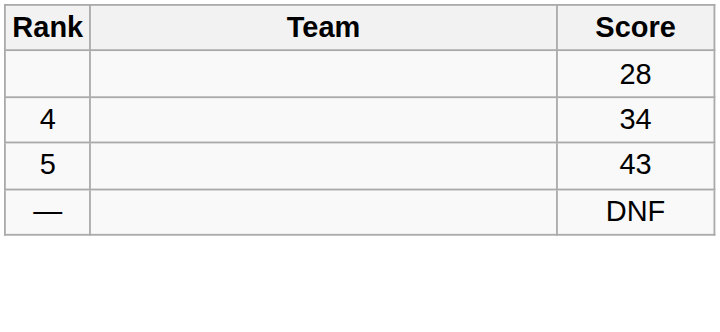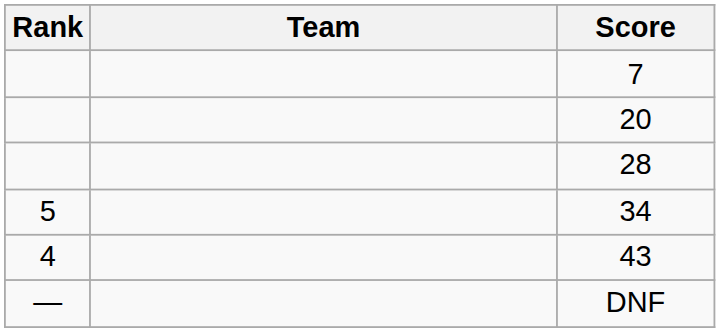+ row: (636, 73)
+ row: (636, 119)
(48, 119) 4 -> (48, 211) 5
(48, 165) 5 -> (48, 257) 4
